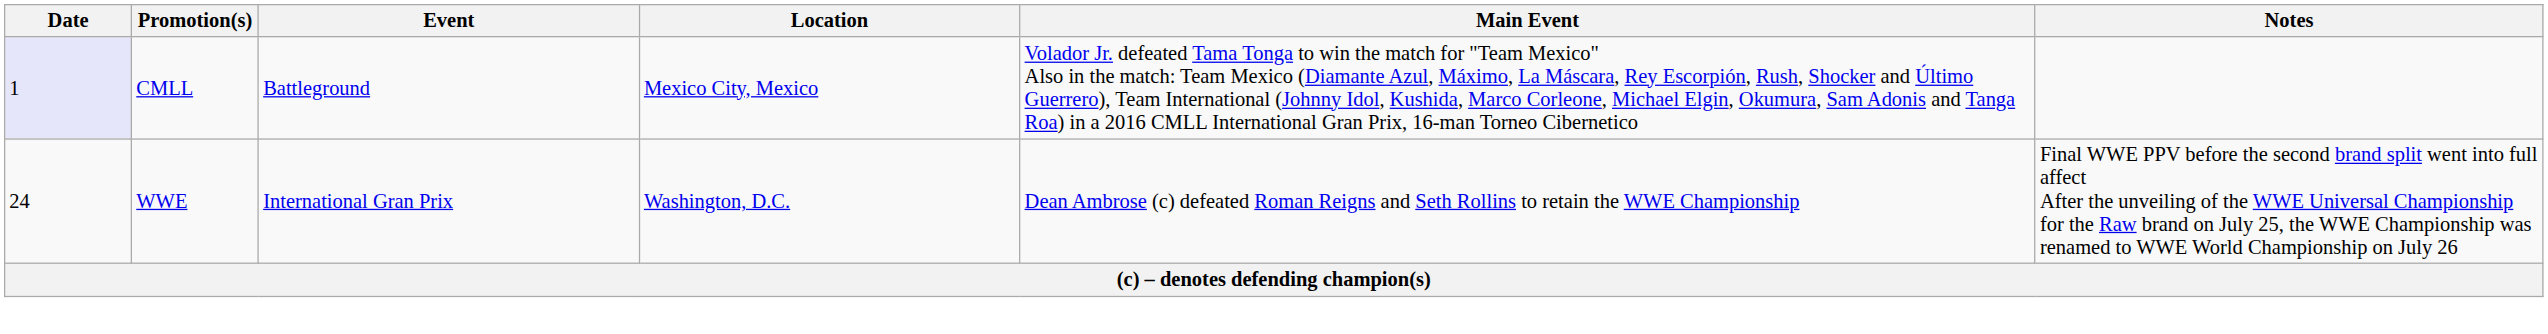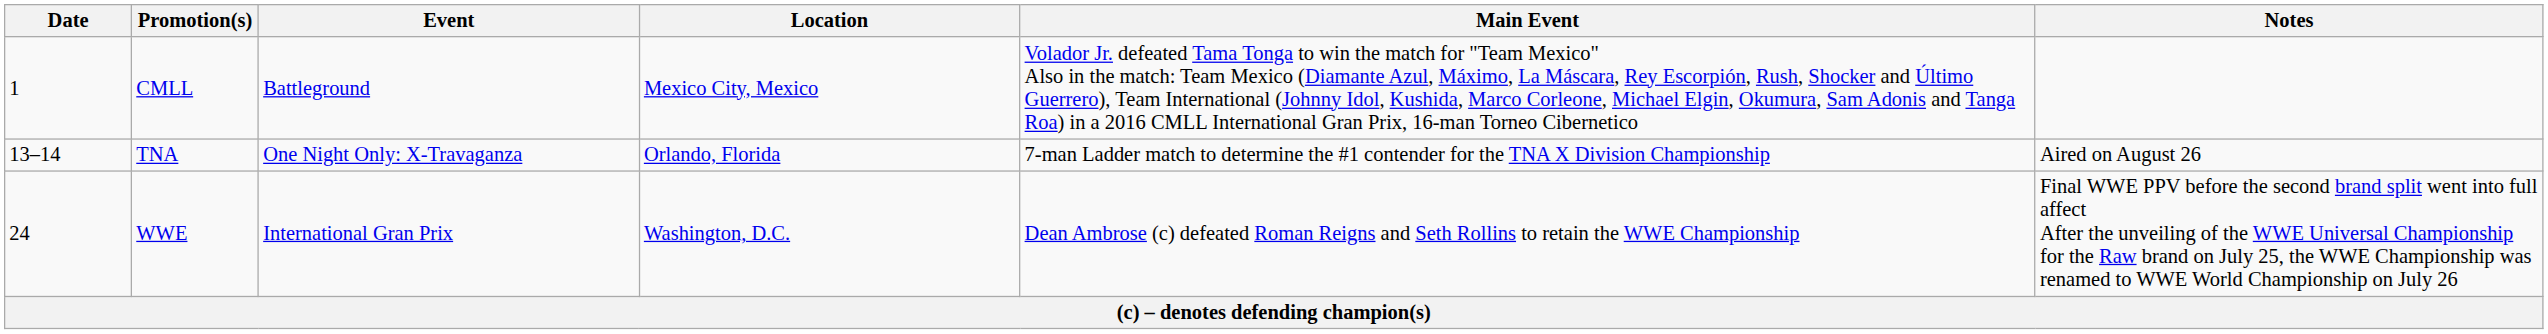(14, 87) lavender background -> (14, 87) no background
+ row: (157, 154)
